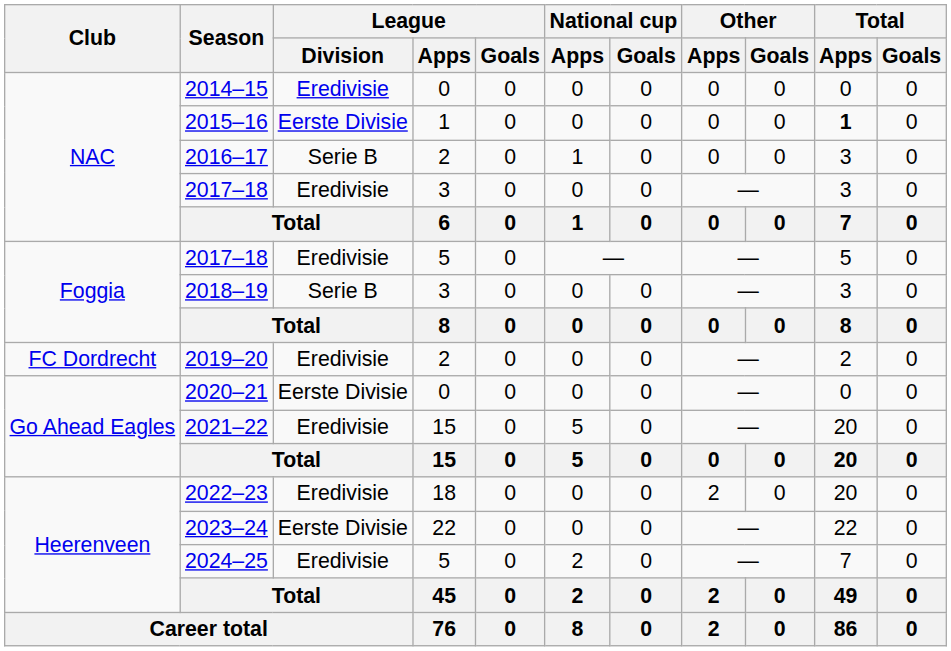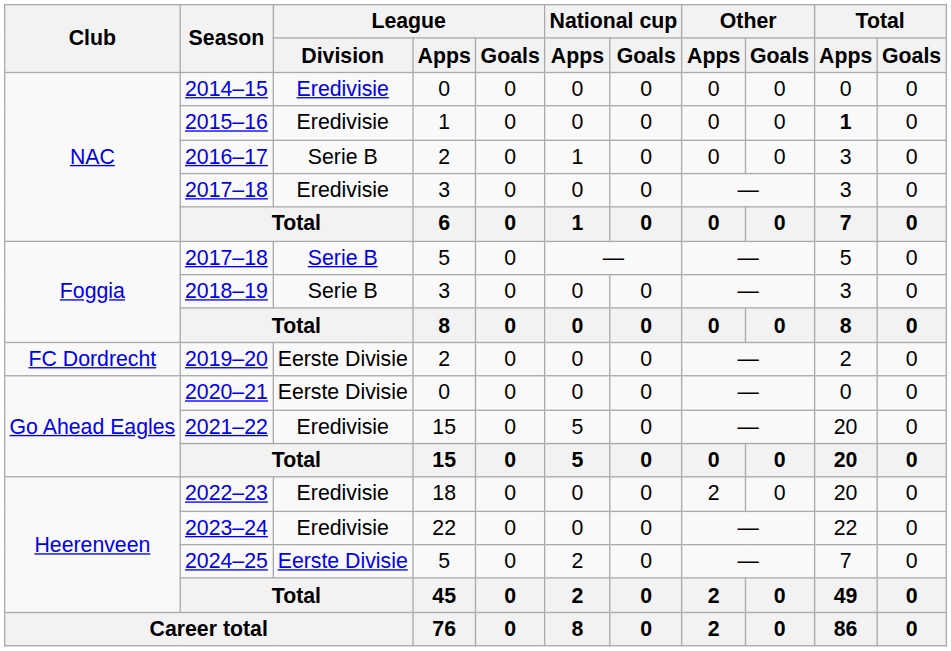(343, 122) Eerste Divisie -> (343, 122) Eredivisie
(343, 257) Eredivisie -> (343, 257) Serie B
(343, 358) Eredivisie -> (343, 358) Eerste Divisie
(343, 527) Eerste Divisie -> (343, 527) Eredivisie
(343, 561) Eredivisie -> (343, 561) Eerste Divisie
